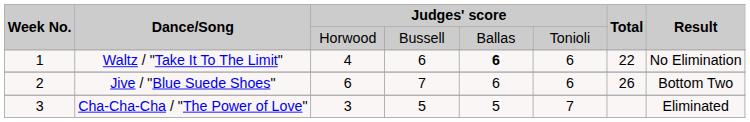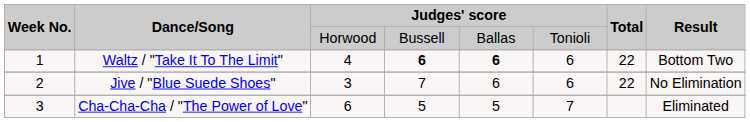(422, 60) normal -> (422, 60) bold
(696, 60) No Elimination -> (696, 60) Bottom Two
(348, 83) 6 -> (348, 83) 3
(627, 83) 26 -> (627, 83) 22
(696, 83) Bottom Two -> (696, 83) No Elimination
(348, 106) 3 -> (348, 106) 6
